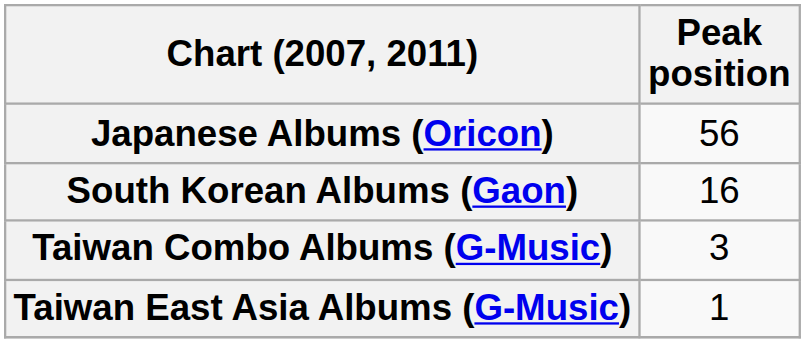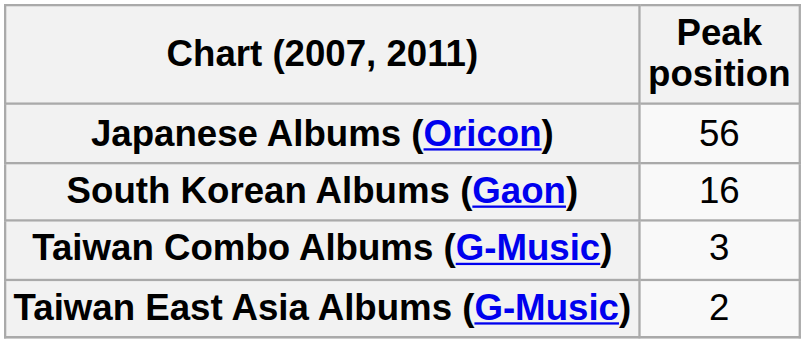(719, 307) 1 -> (719, 307) 2
